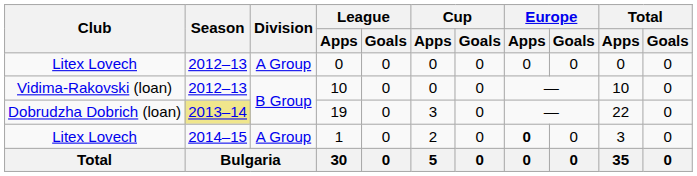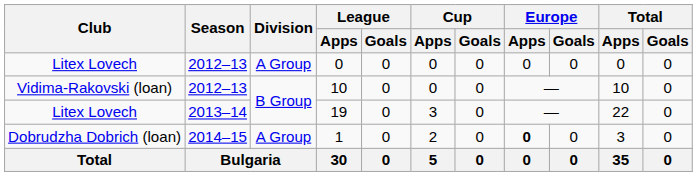(95, 112) Dobrudzha Dobrich (loan) -> (95, 112) Litex Lovech
(218, 112) khaki background -> (218, 112) no background
(95, 136) Litex Lovech -> (95, 136) Dobrudzha Dobrich (loan)
